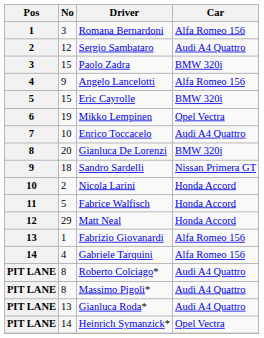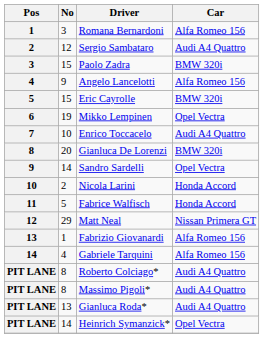(66, 168) 18 -> (66, 168) 14
(216, 168) Nissan Primera GT -> (200, 168) Opel Vectra
(205, 220) Honda Accord -> (216, 220) Nissan Primera GT
